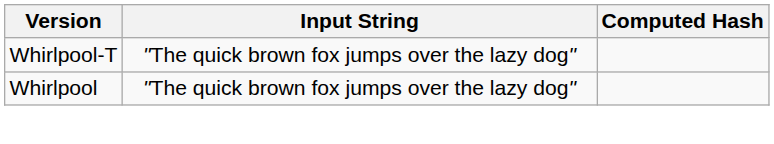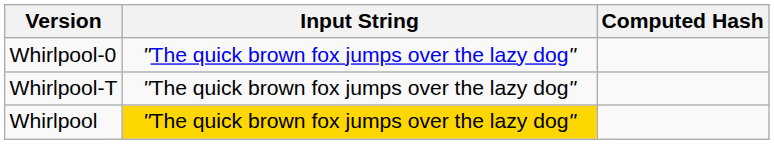+ row: (63, 54)
(360, 88) no background -> (360, 121) gold background
